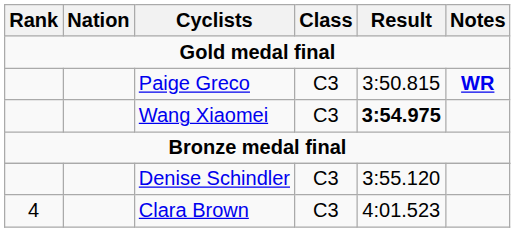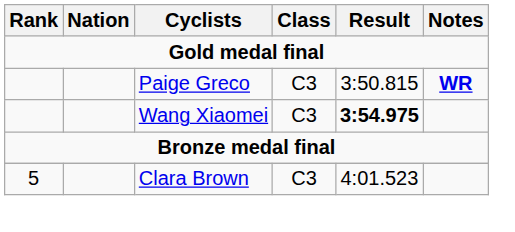- row: (214, 178)
(34, 210) 4 -> (34, 178) 5
